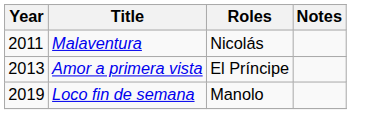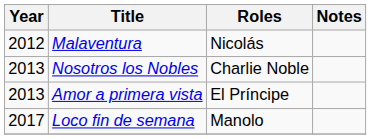(26, 43) 2011 -> (26, 43) 2012
+ row: (125, 69)
(26, 95) 2019 -> (26, 120) 2017
